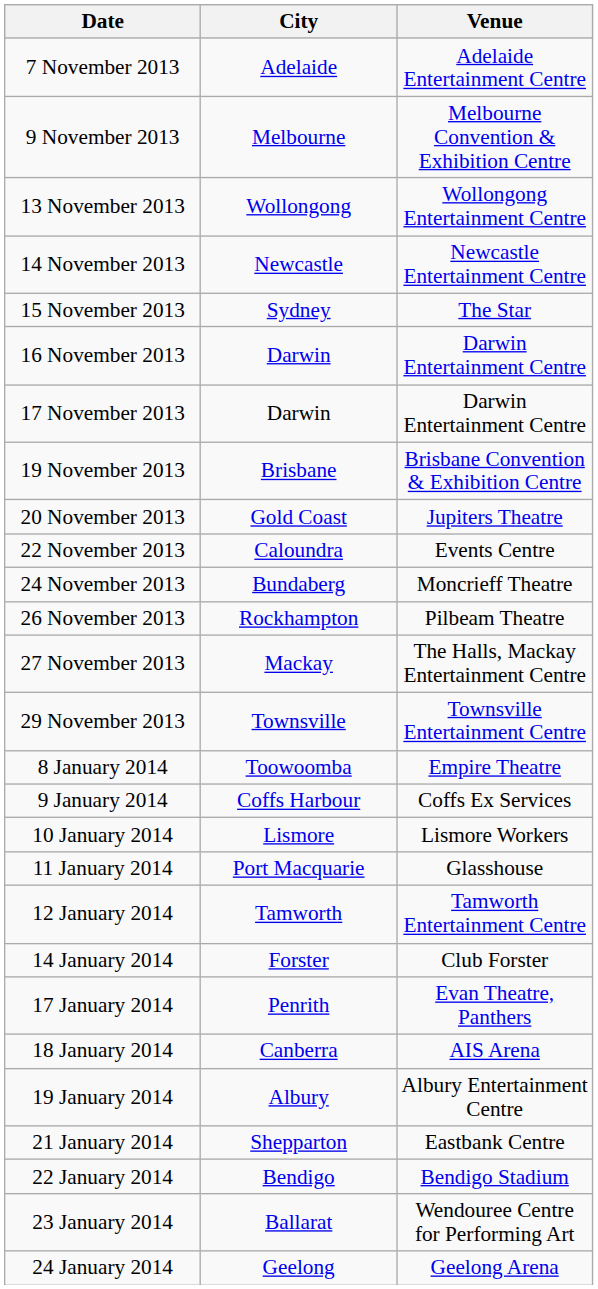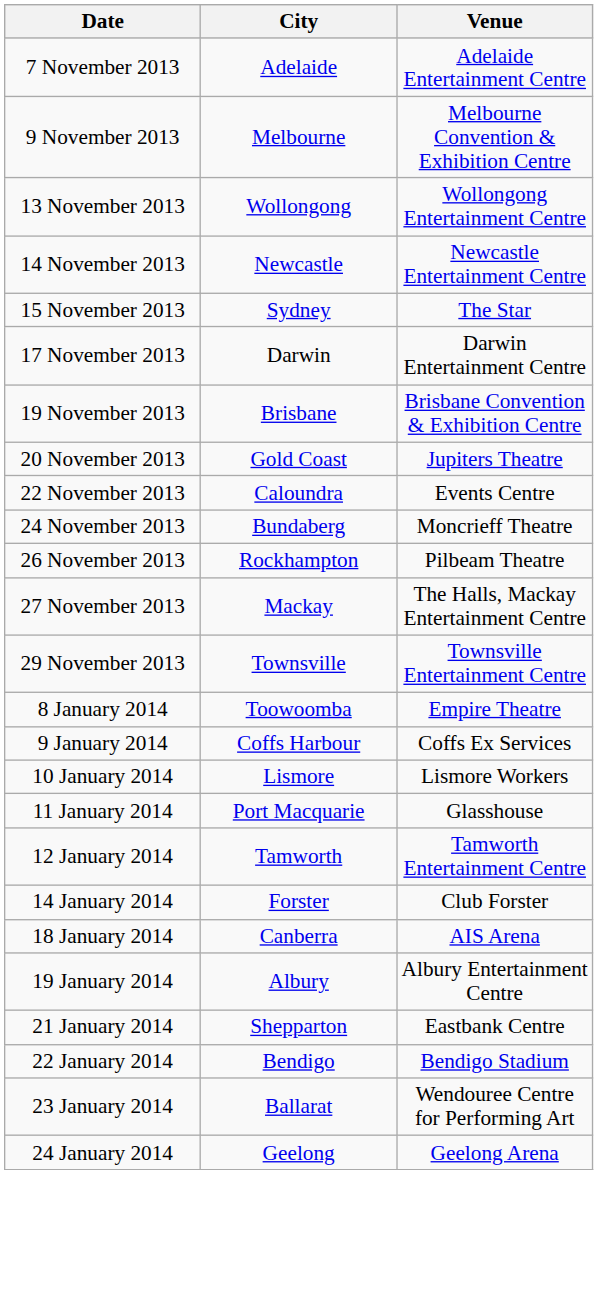- row: (103, 355)
- row: (103, 1005)
